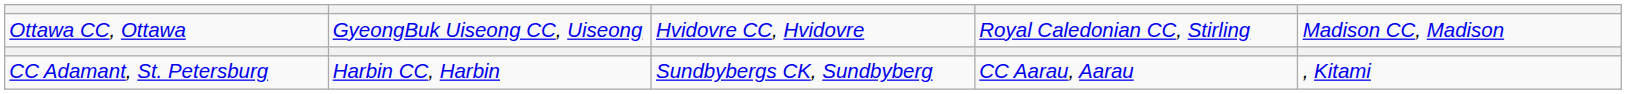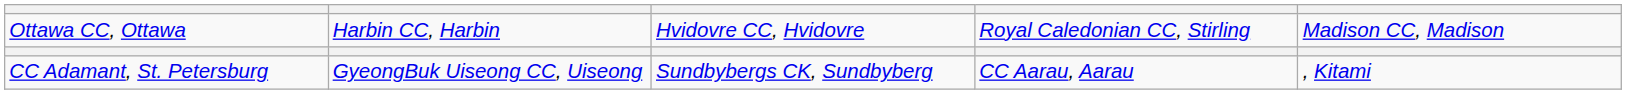(488, 30) GyeongBuk Uiseong CC, Uiseong -> (416, 30) Harbin CC, Harbin
(416, 72) Harbin CC, Harbin -> (488, 72) GyeongBuk Uiseong CC, Uiseong
